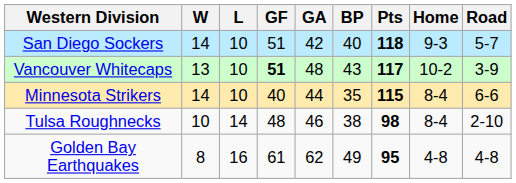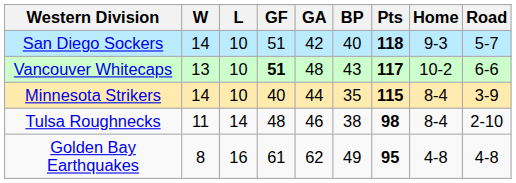(487, 70) 3-9 -> (487, 70) 6-6
(487, 96) 6-6 -> (487, 96) 3-9
(200, 122) 10 -> (200, 122) 11
